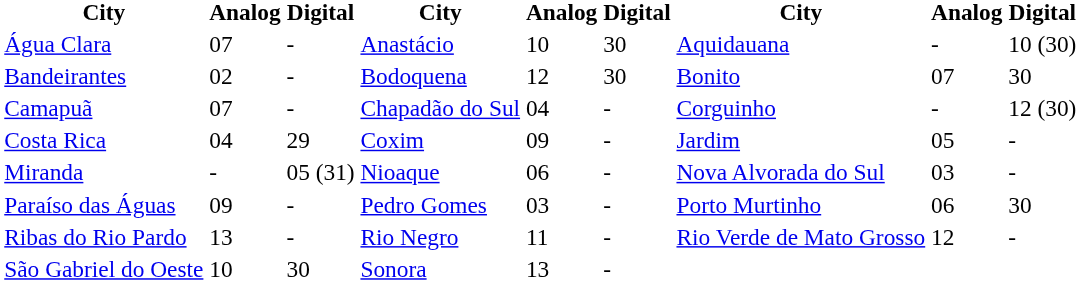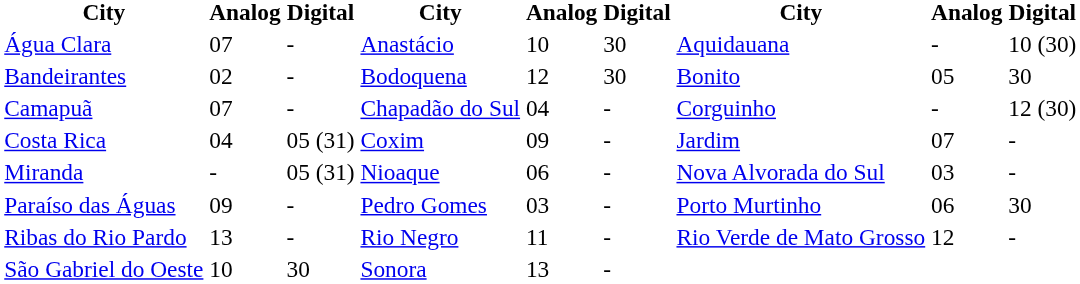(943, 76) 07 -> (943, 76) 05
(298, 140) 29 -> (321, 140) 05 (31)
(943, 140) 05 -> (943, 140) 07
